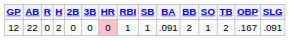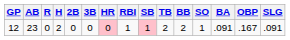columns swapped: (226, 12) <-> (168, 12)
(32, 27) 22 -> (32, 27) 23
(147, 27) no background -> (147, 27) pink background
